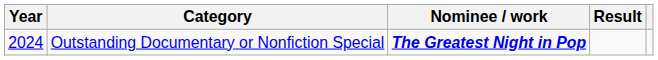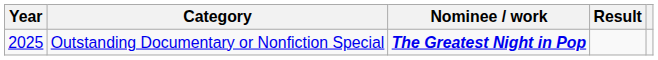(26, 42) 2024 -> (26, 42) 2025
